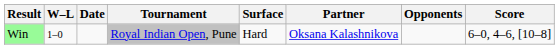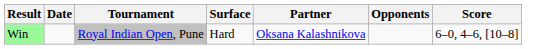- column: (61, 14)
